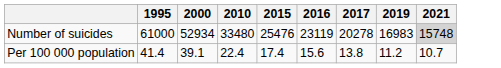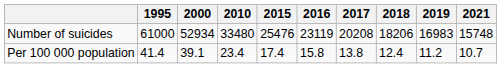+ column: (396, 14)
(356, 33) 20278 -> (356, 33) 20208
(436, 33) lightgrey background -> (476, 33) no background
(232, 53) 22.4 -> (232, 53) 23.4
(312, 53) 15.6 -> (312, 53) 15.8
